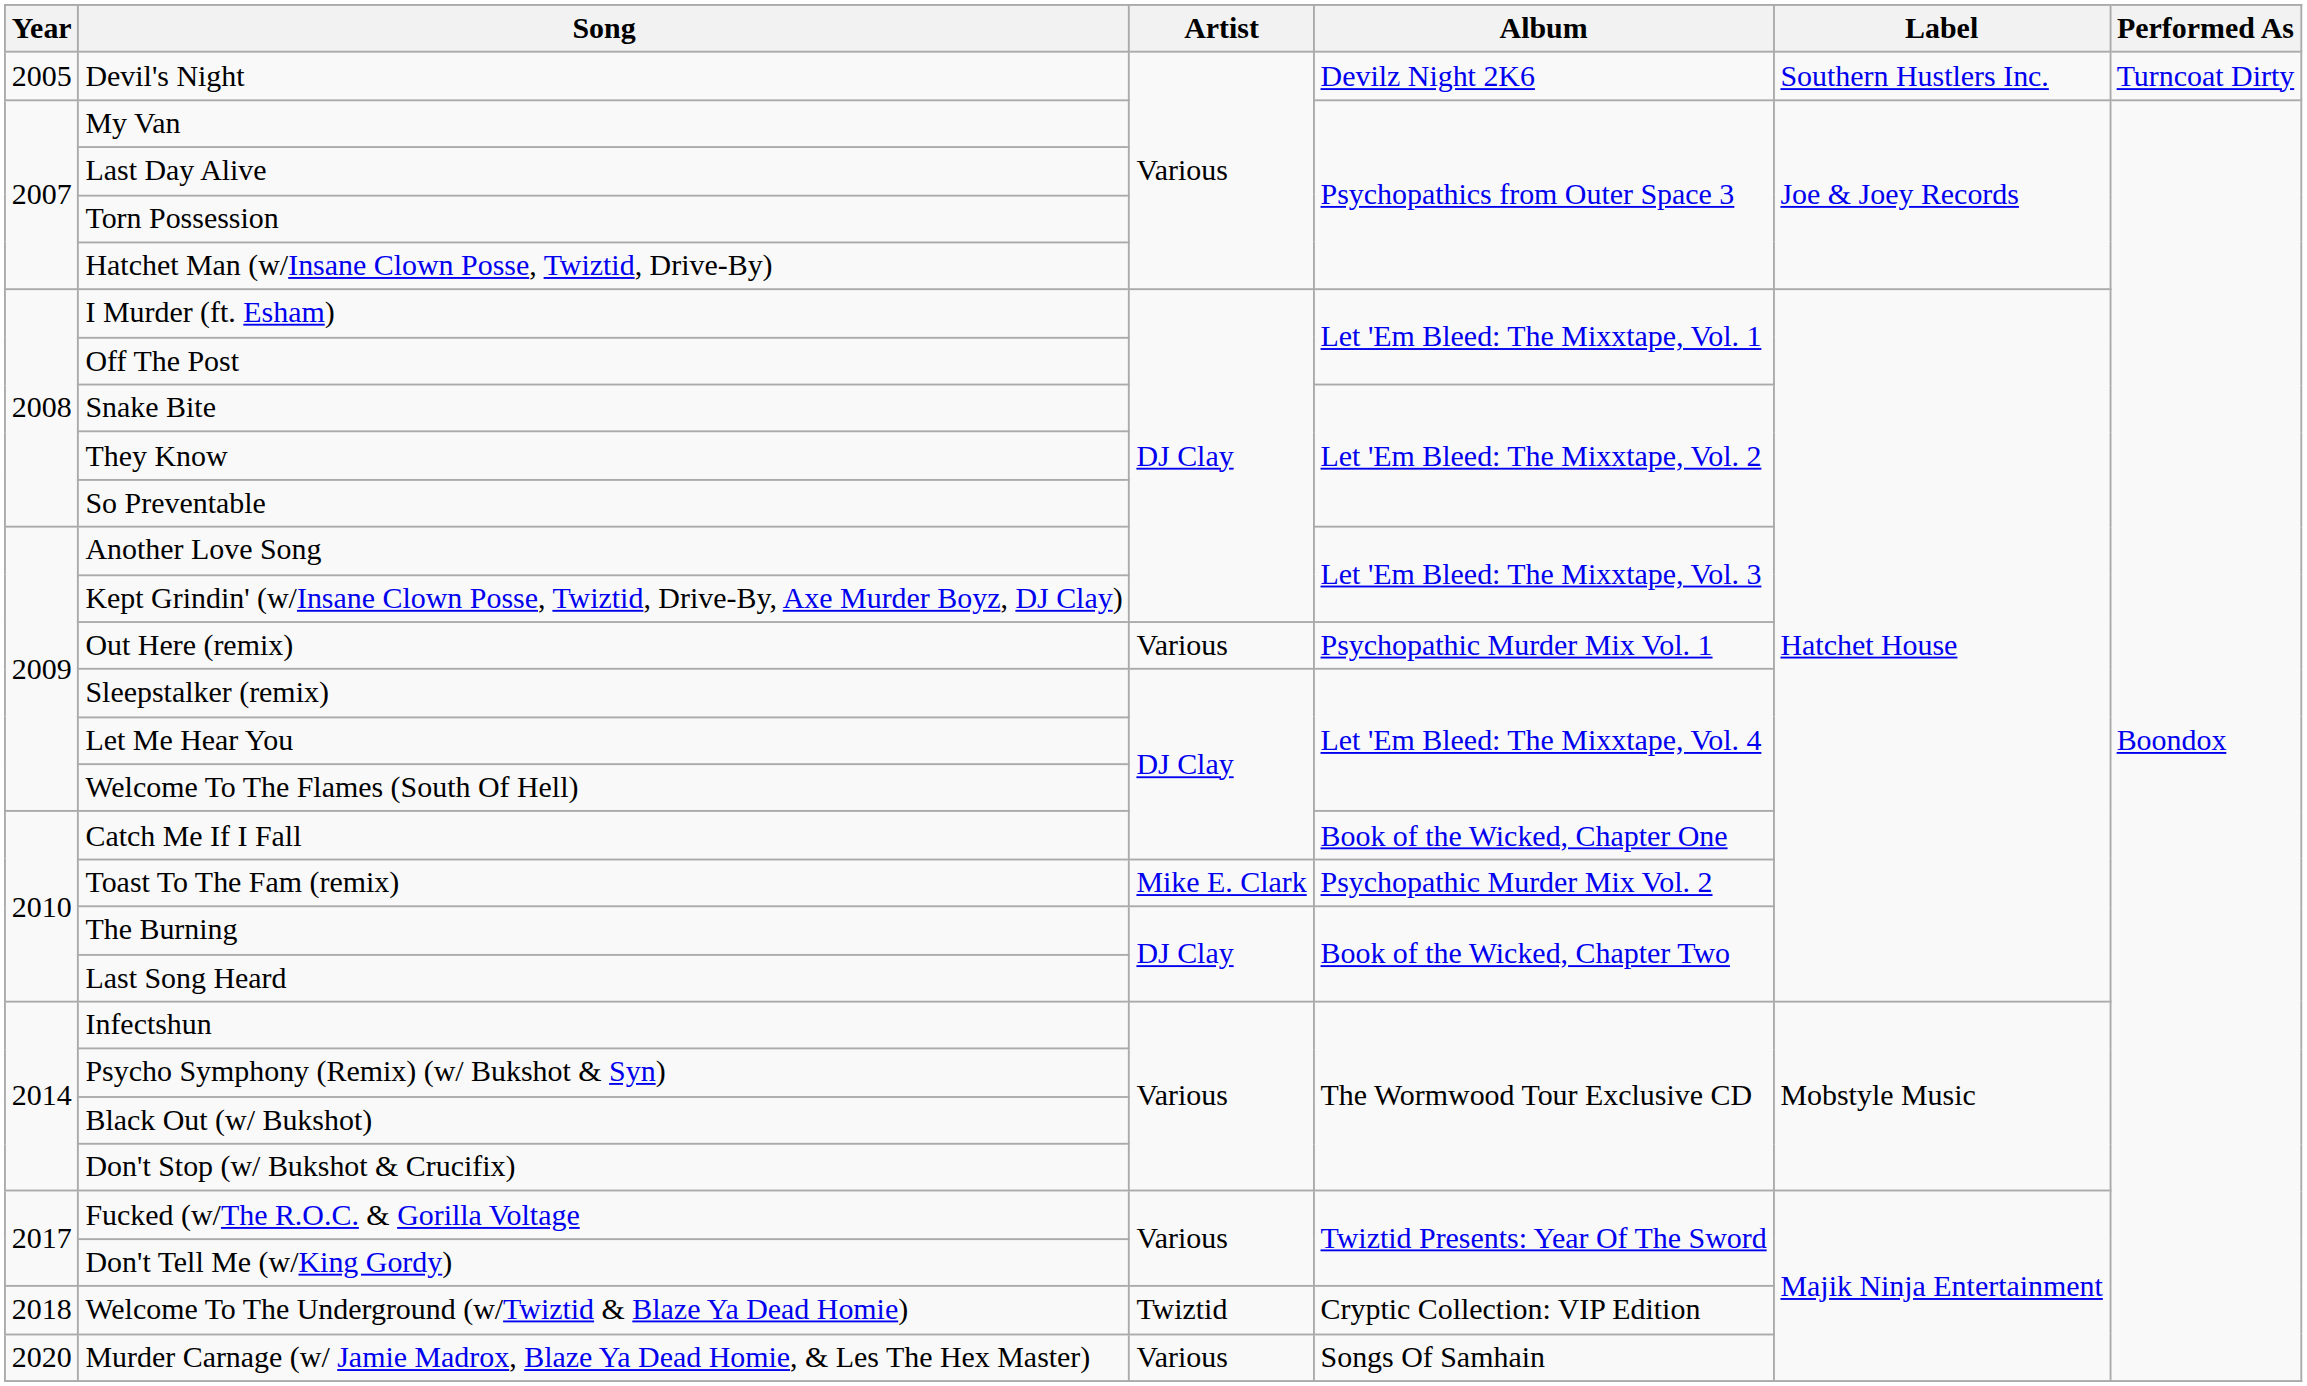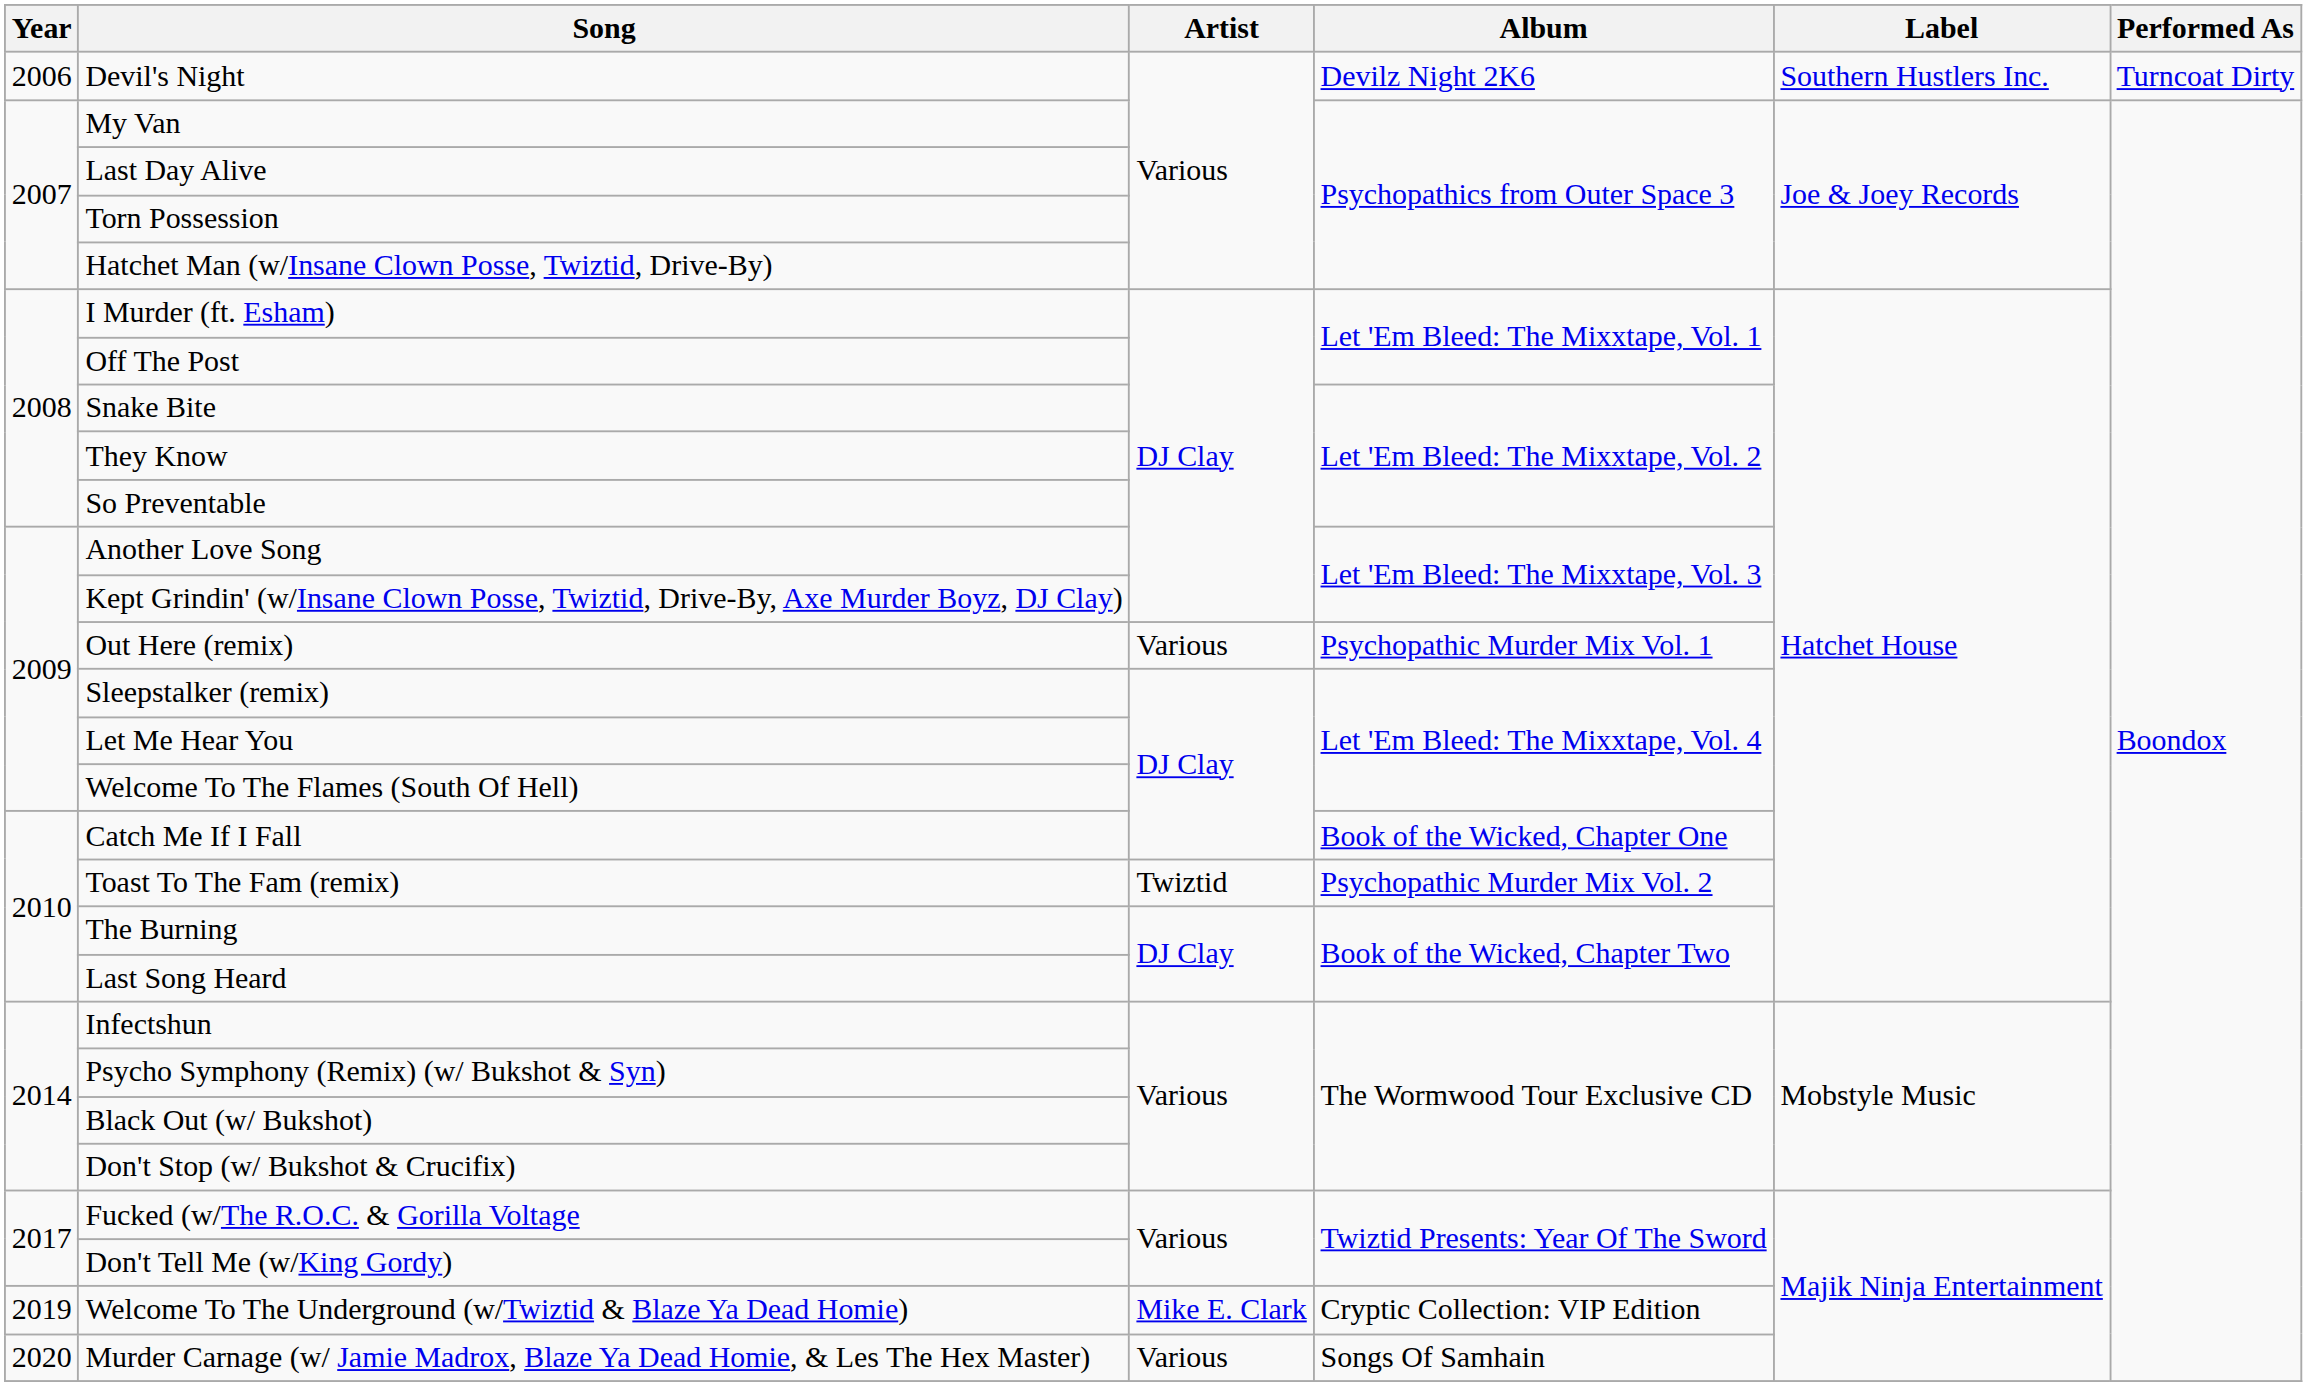(42, 75) 2005 -> (42, 75) 2006
(1222, 882) Mike E. Clark -> (1182, 882) Twiztid
(42, 1309) 2018 -> (42, 1309) 2019
(1182, 1309) Twiztid -> (1222, 1309) Mike E. Clark
